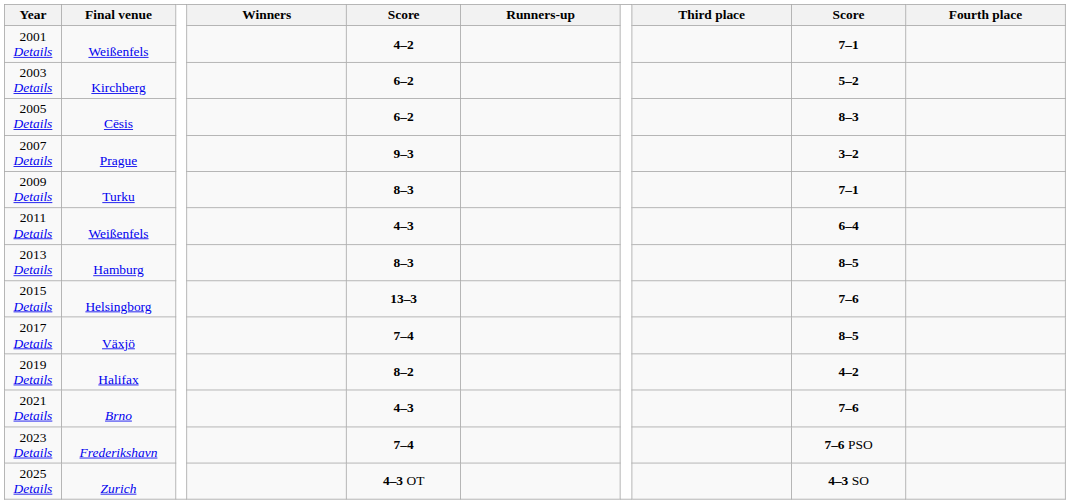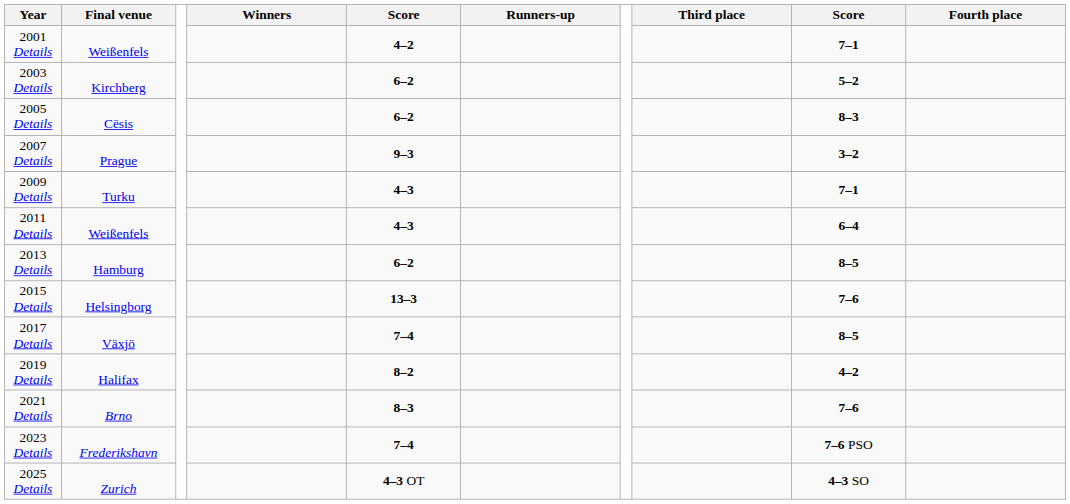(404, 189) 8–3 -> (404, 189) 4–3
(404, 262) 8–3 -> (404, 262) 6–2
(404, 408) 4–3 -> (404, 408) 8–3
